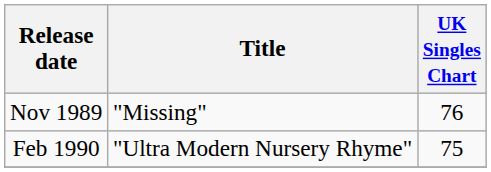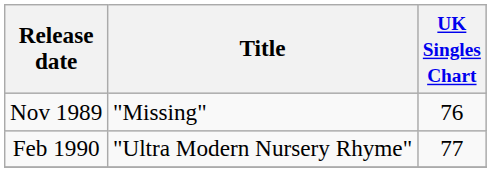(452, 148) 75 -> (452, 148) 77
